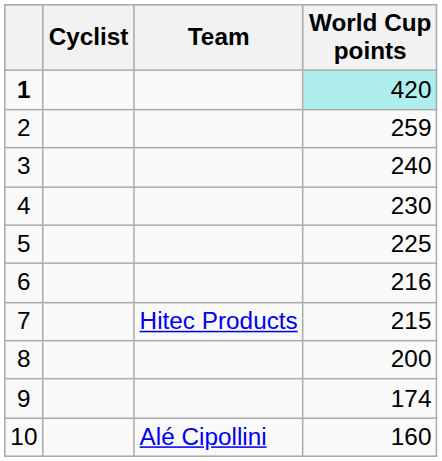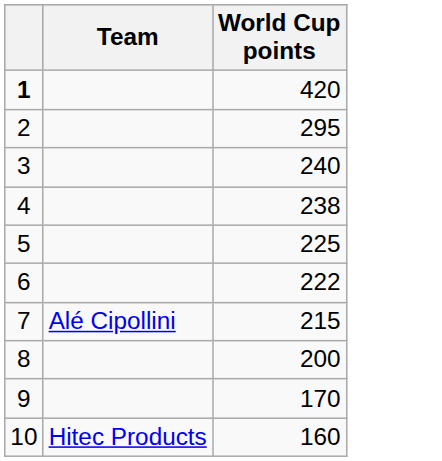- column: (89, 37)
(411, 89) paleturquoise background -> (320, 89) no background
(411, 128) 259 -> (320, 128) 295
(411, 205) 230 -> (320, 205) 238
(411, 282) 216 -> (320, 282) 222
(219, 321) Hitec Products -> (112, 321) Alé Cipollini
(411, 398) 174 -> (320, 398) 170
(203, 436) Alé Cipollini -> (128, 436) Hitec Products
